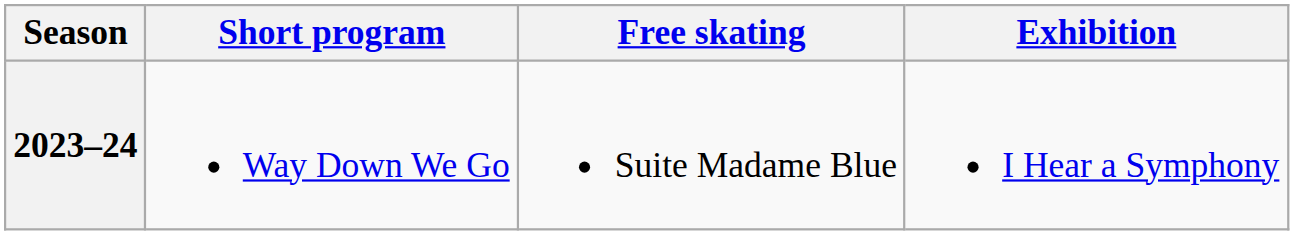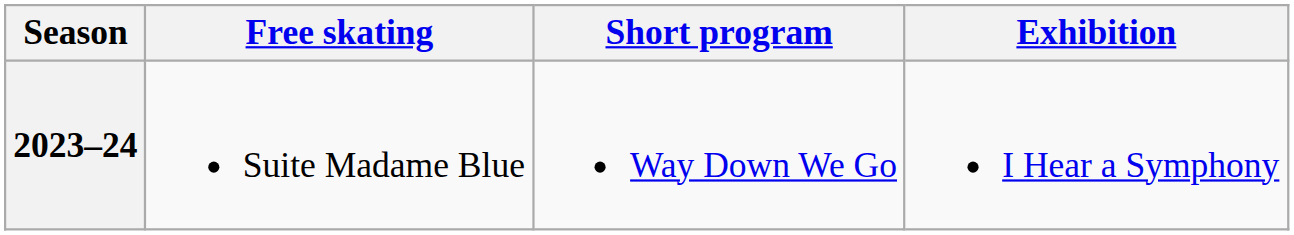columns swapped: (332, 32) <-> (712, 32)
